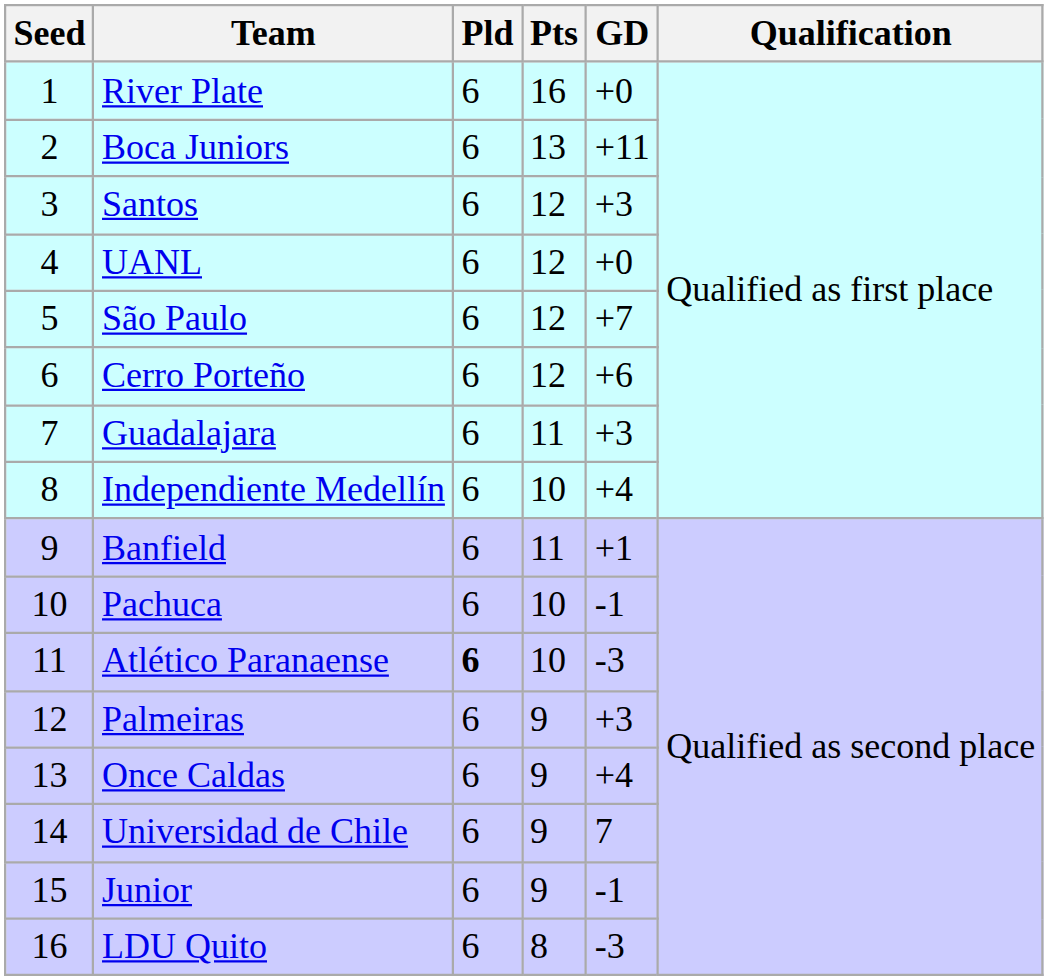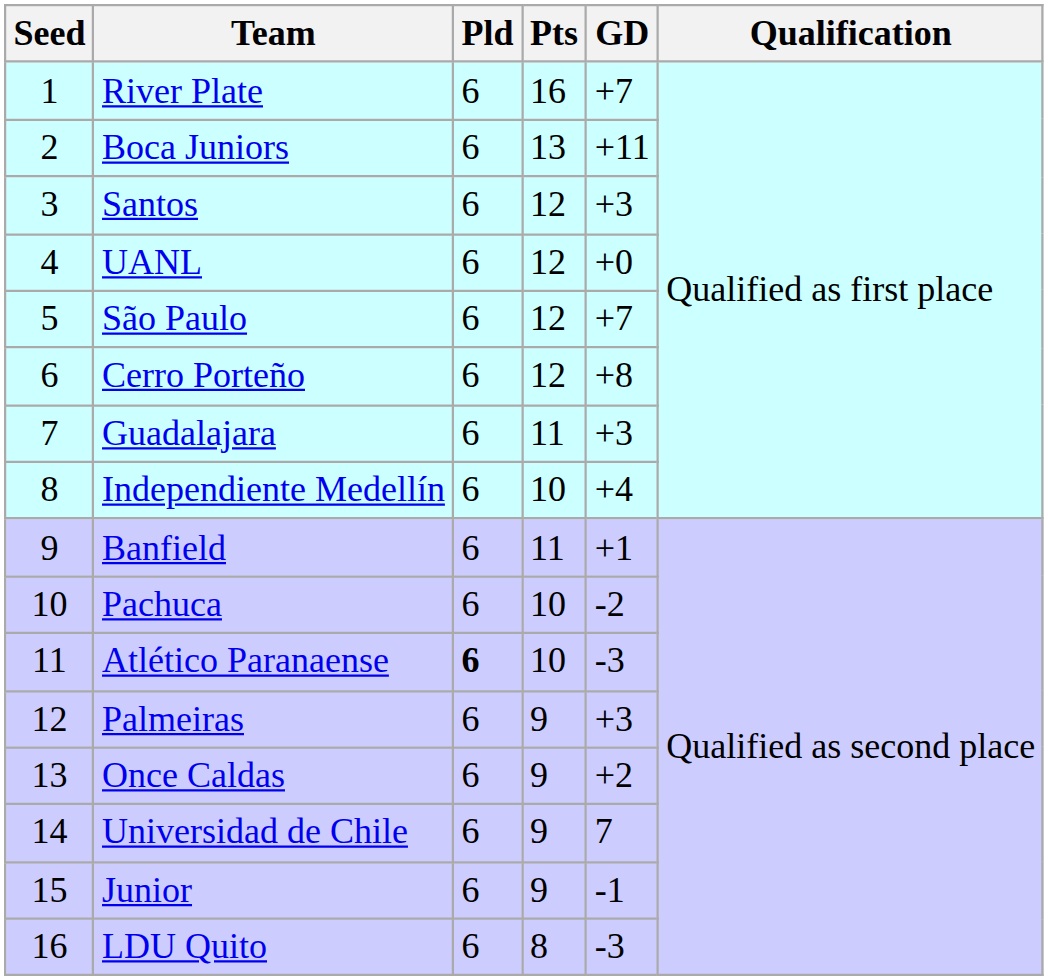(614, 90) +0 -> (614, 90) +7
(614, 375) +6 -> (614, 375) +8
(610, 603) -1 -> (610, 603) -2
(614, 775) +4 -> (614, 775) +2
